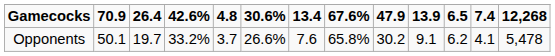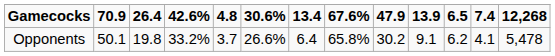(147, 39) 19.7 -> (147, 39) 19.8
(307, 39) 7.6 -> (307, 39) 6.4
